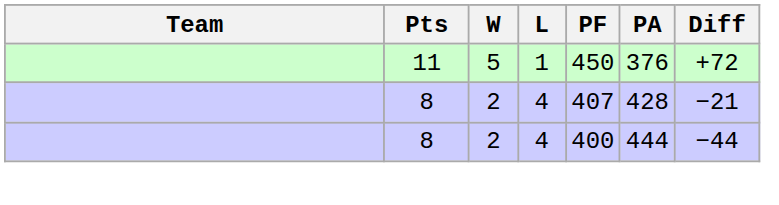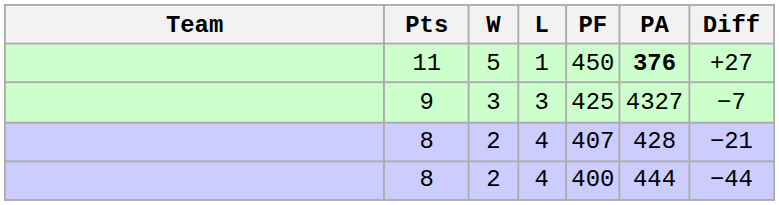(647, 63) normal -> (655, 63) bold
(717, 63) +72 -> (731, 63) +27
+ row: (427, 102)
